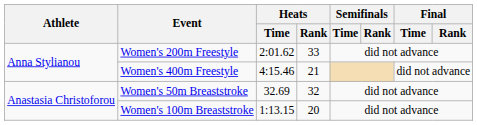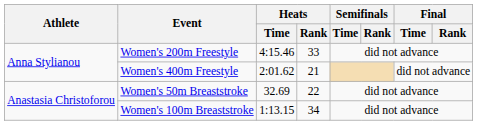(277, 52) 2:01.62 -> (277, 52) 4:15.46
(277, 72) 4:15.46 -> (277, 72) 2:01.62
(314, 91) 32 -> (314, 91) 22
(314, 110) 20 -> (314, 110) 34
